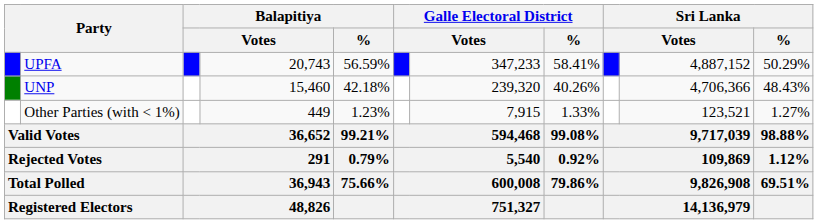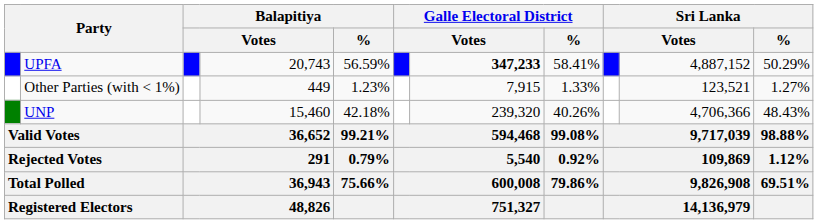(516, 64) normal -> (516, 64) bold
rows swapped: (39, 87) <-> (102, 111)
